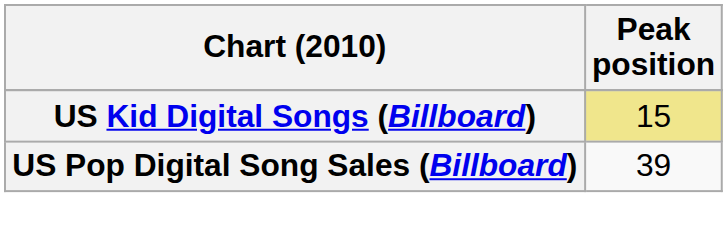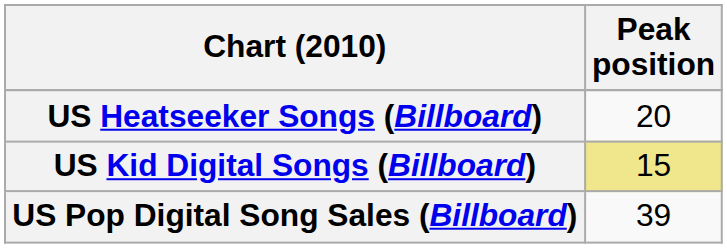+ row: (295, 115)
